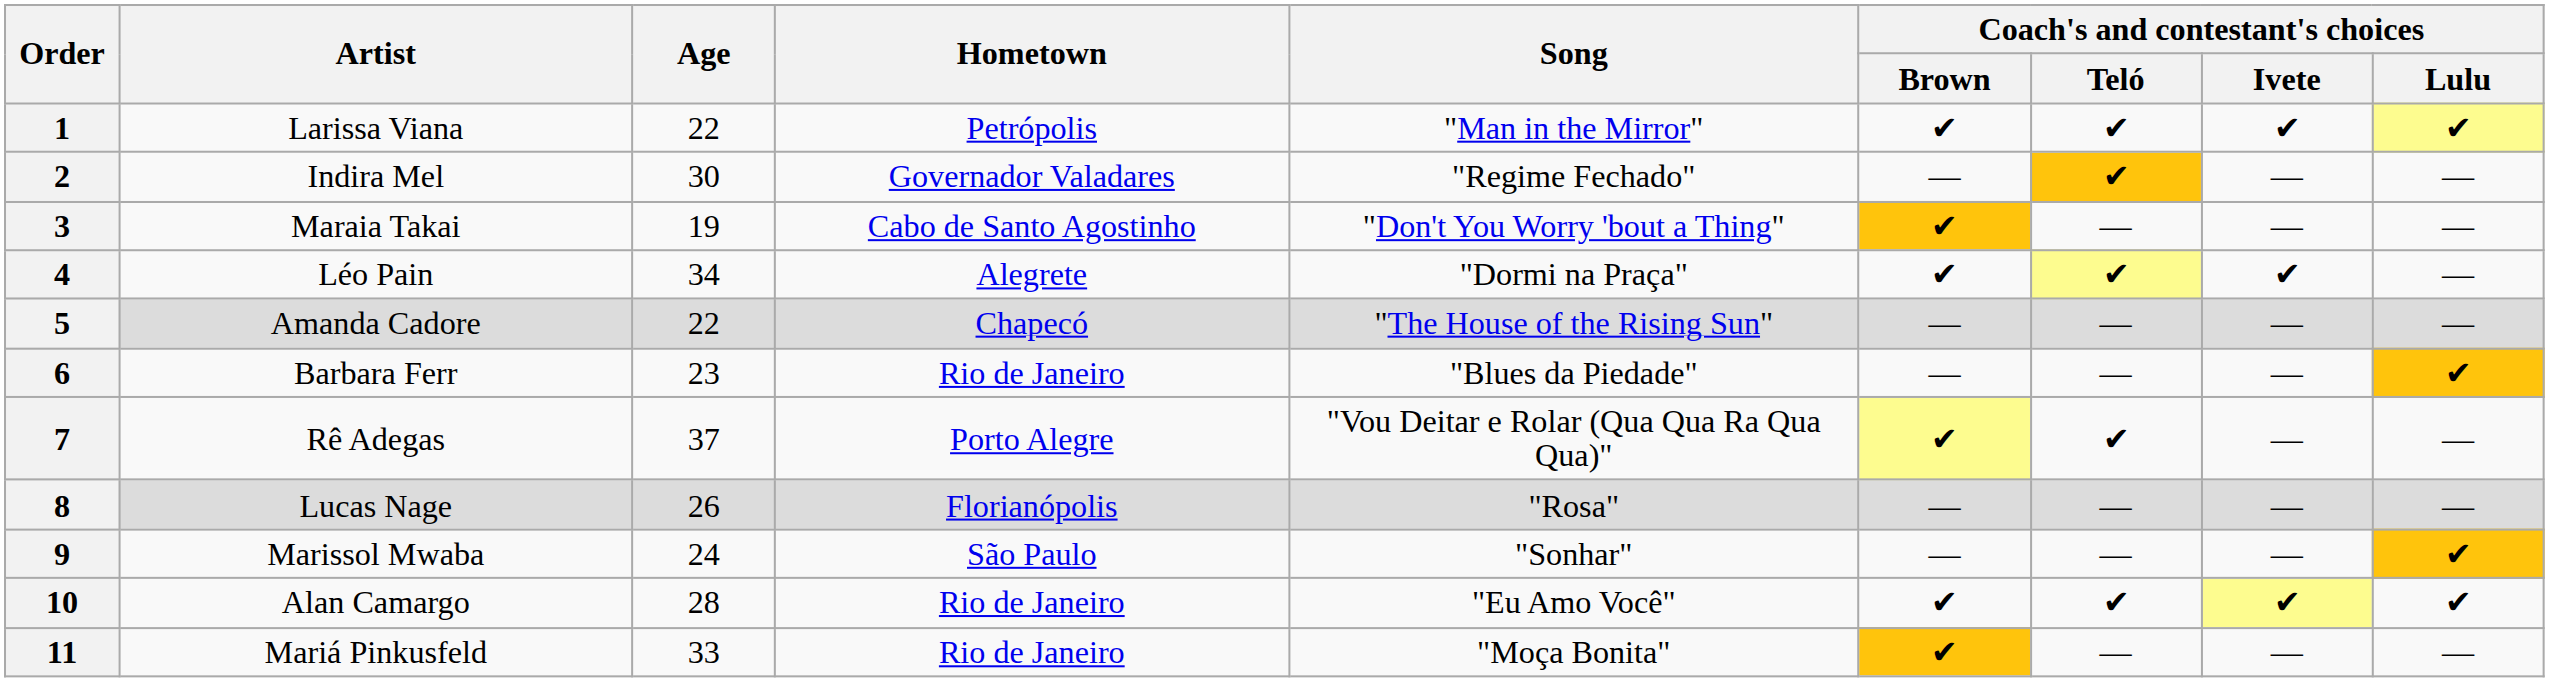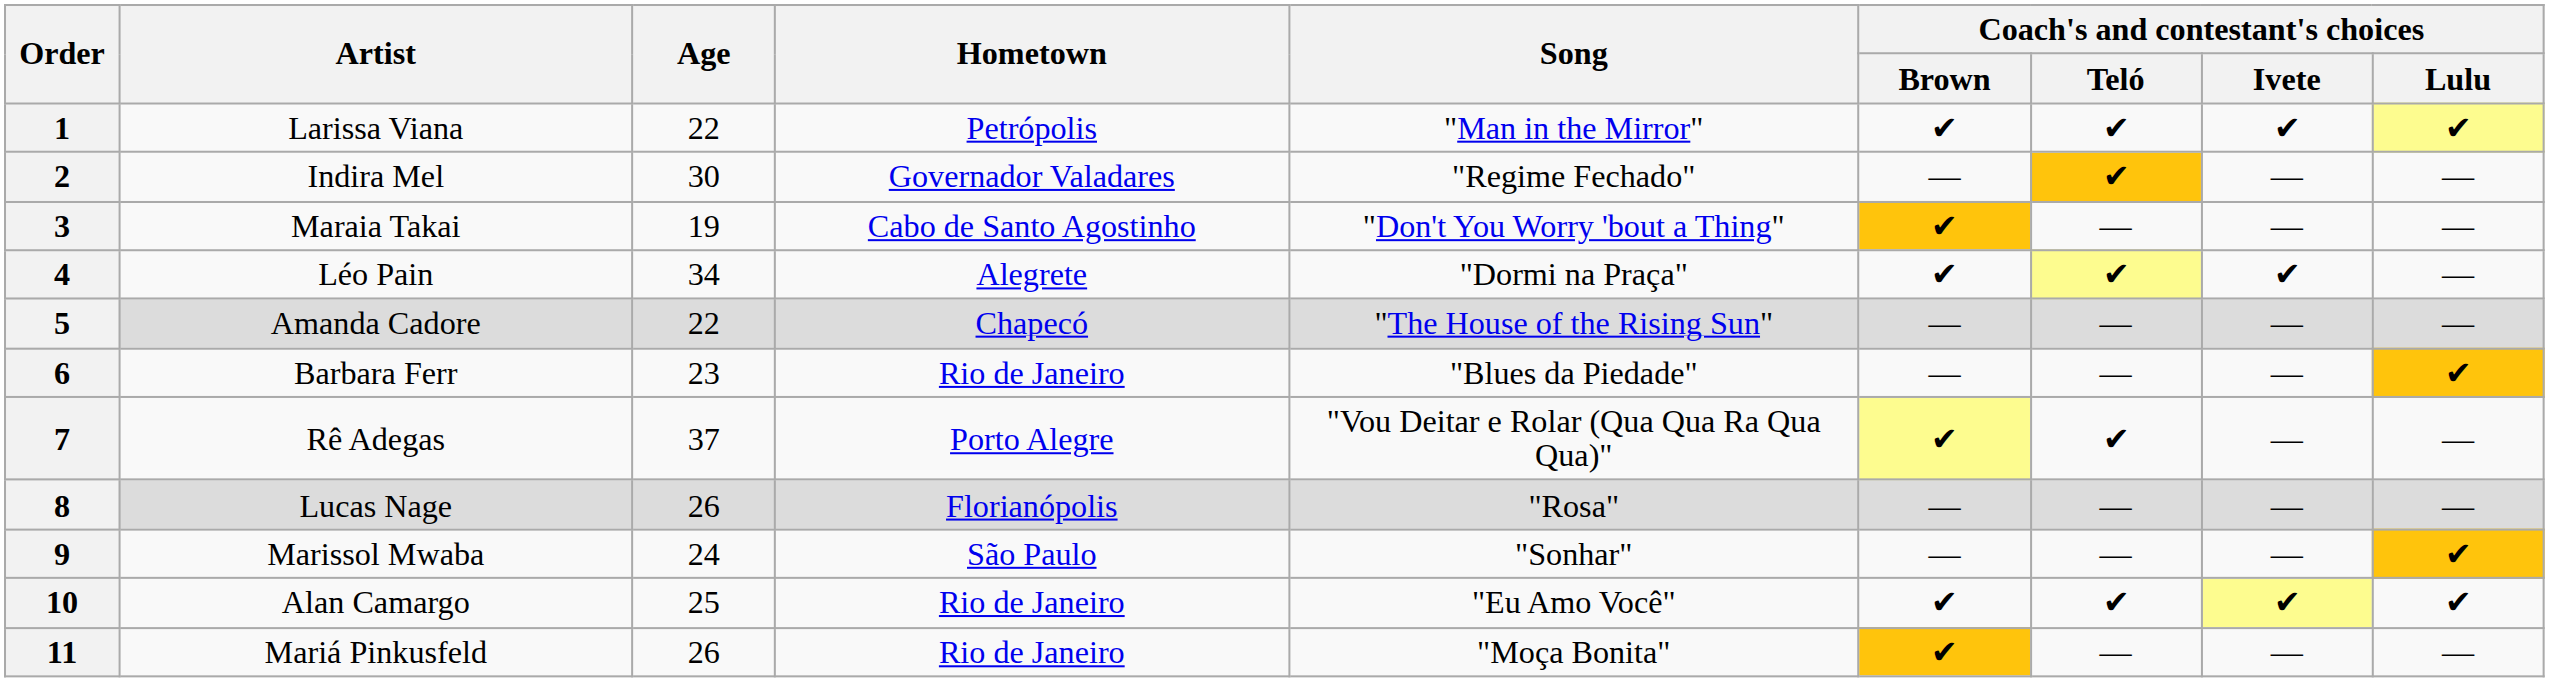(704, 603) 28 -> (704, 603) 25
(704, 652) 33 -> (704, 652) 26
